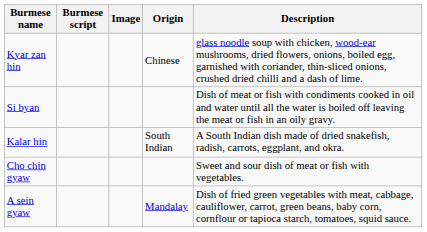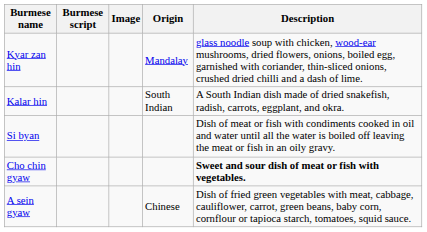(162, 60) Chinese -> (167, 60) Mandalay
rows swapped: (27, 142) <-> (23, 107)
(283, 171) normal -> (287, 171) bold
(167, 206) Mandalay -> (162, 206) Chinese
